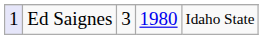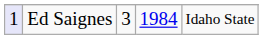(159, 19) 1980 -> (159, 19) 1984
